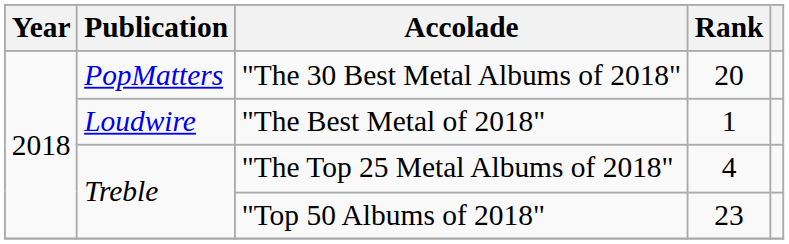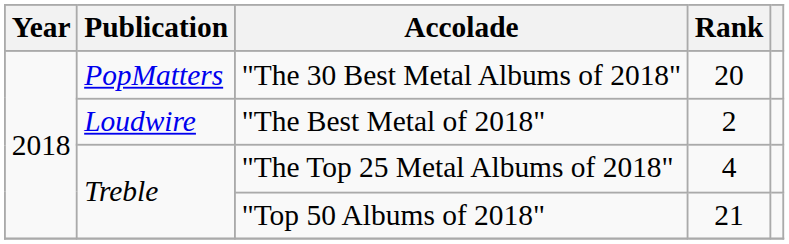(729, 121) 1 -> (729, 121) 2
(729, 214) 23 -> (729, 214) 21
